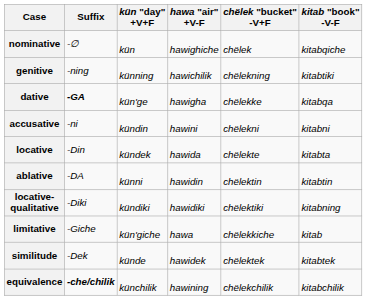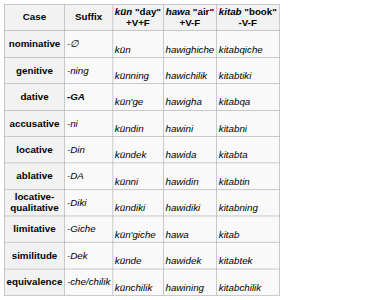- column: (260, 17)
(91, 282) bold -> (89, 282) normal
